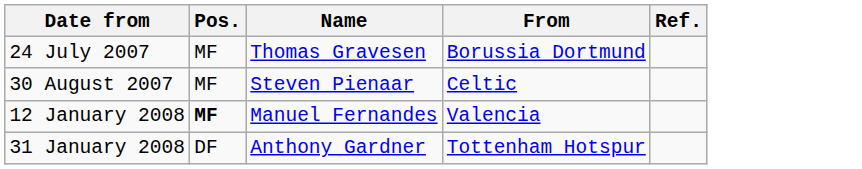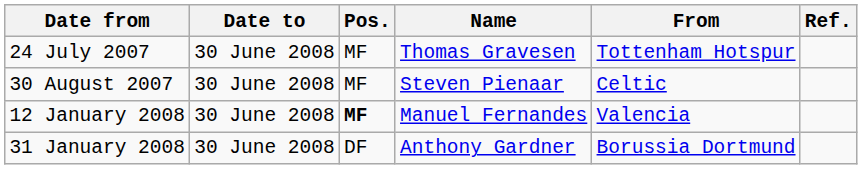+ column: (264, 21)
(546, 52) Borussia Dortmund -> (696, 52) Tottenham Hotspur
(546, 148) Tottenham Hotspur -> (696, 148) Borussia Dortmund
